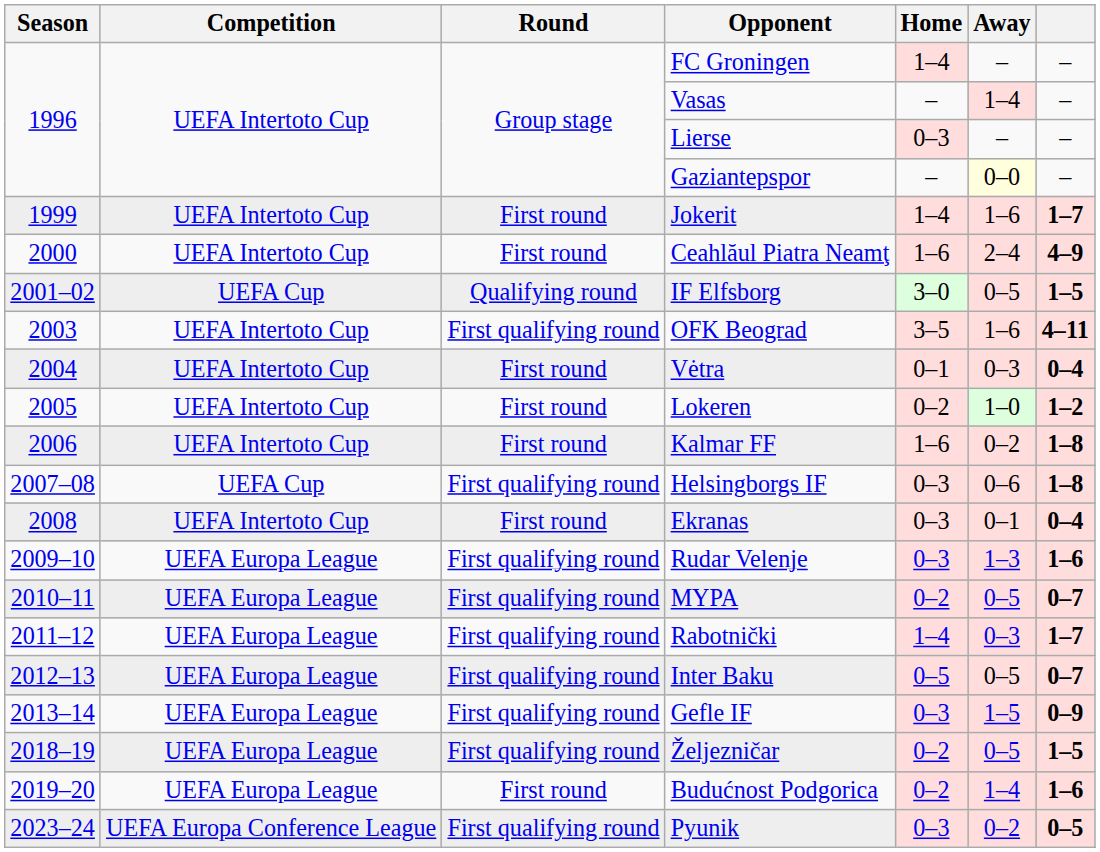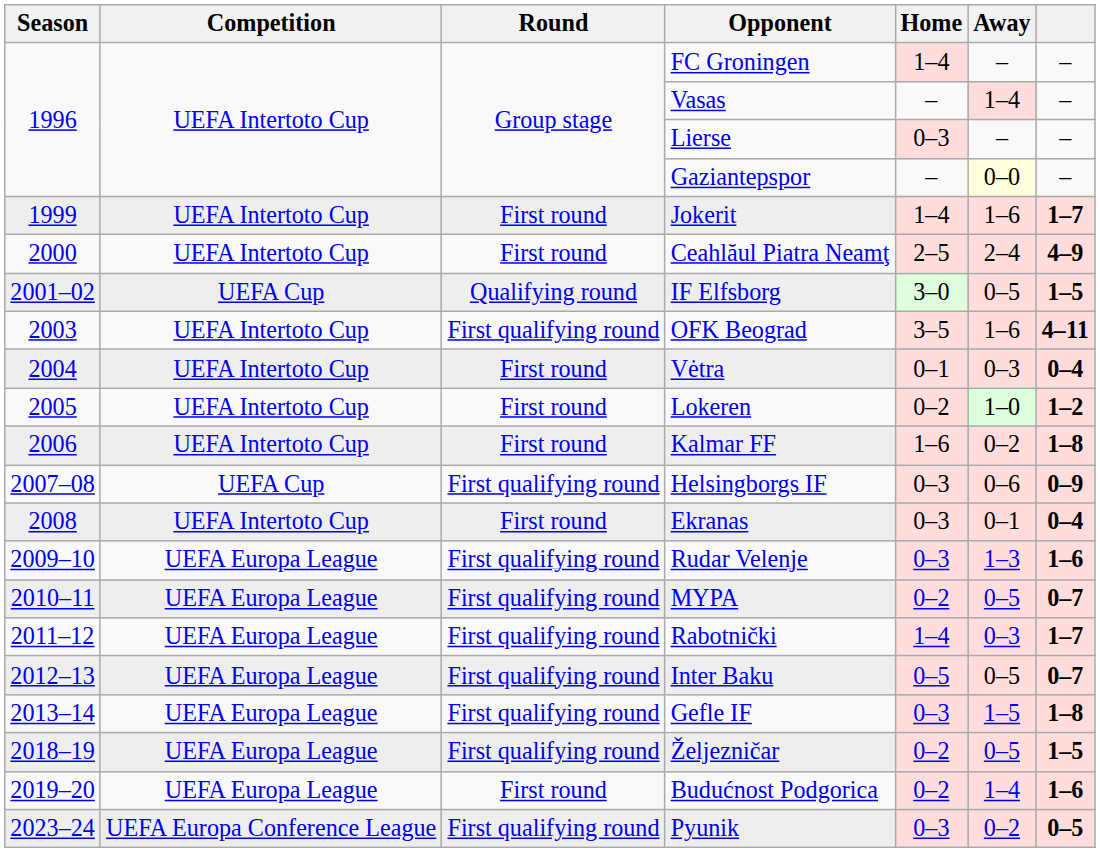(931, 253) 1–6 -> (931, 253) 2–5
(1065, 483) 1–8 -> (1065, 483) 0–9
(1065, 713) 0–9 -> (1065, 713) 1–8
